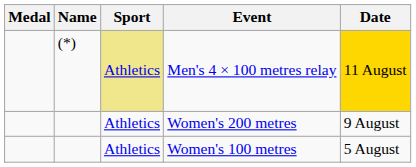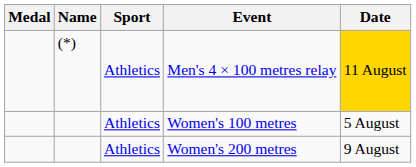(132, 70) khaki background -> (132, 70) no background
rows swapped: (232, 149) <-> (232, 124)
